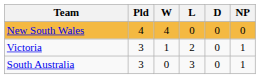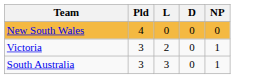- column: (166, 13)
